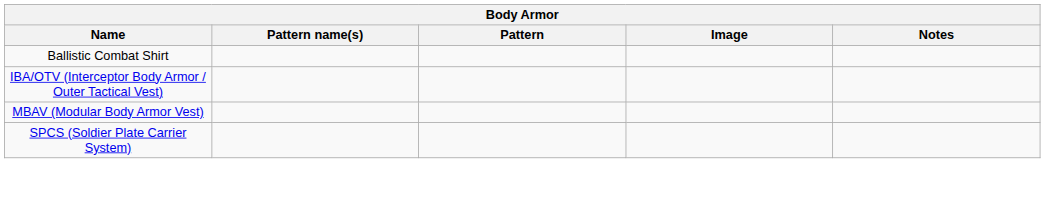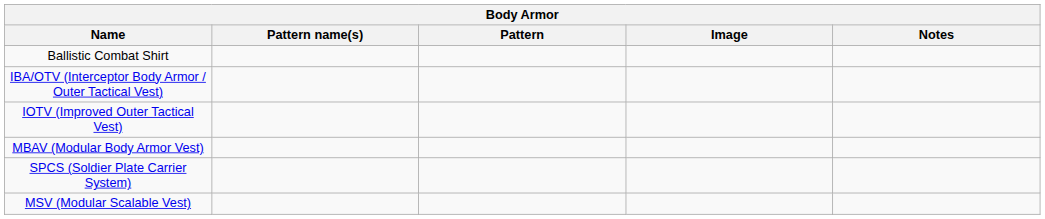+ row: (108, 119)
+ row: (108, 203)
